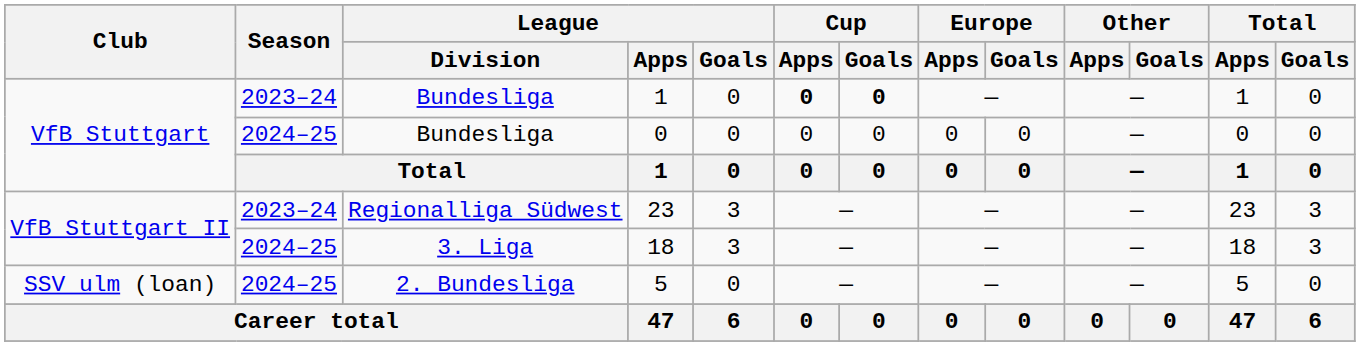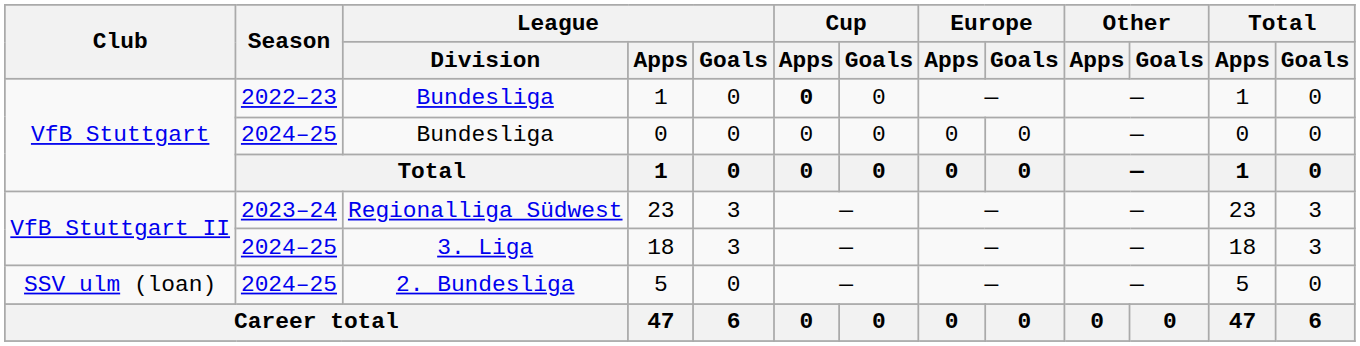(289, 98) 2023–24 -> (289, 98) 2022–23
(879, 98) bold -> (879, 98) normal
